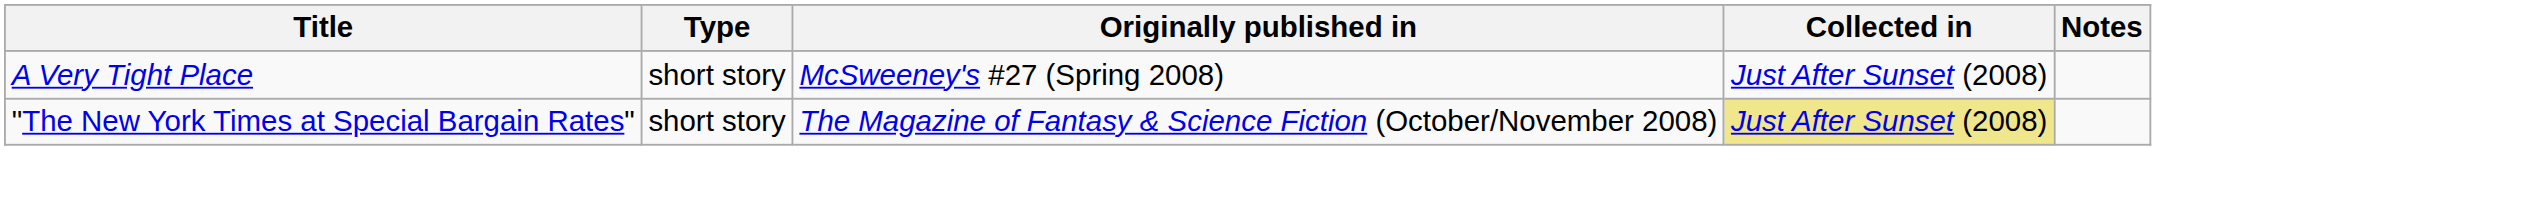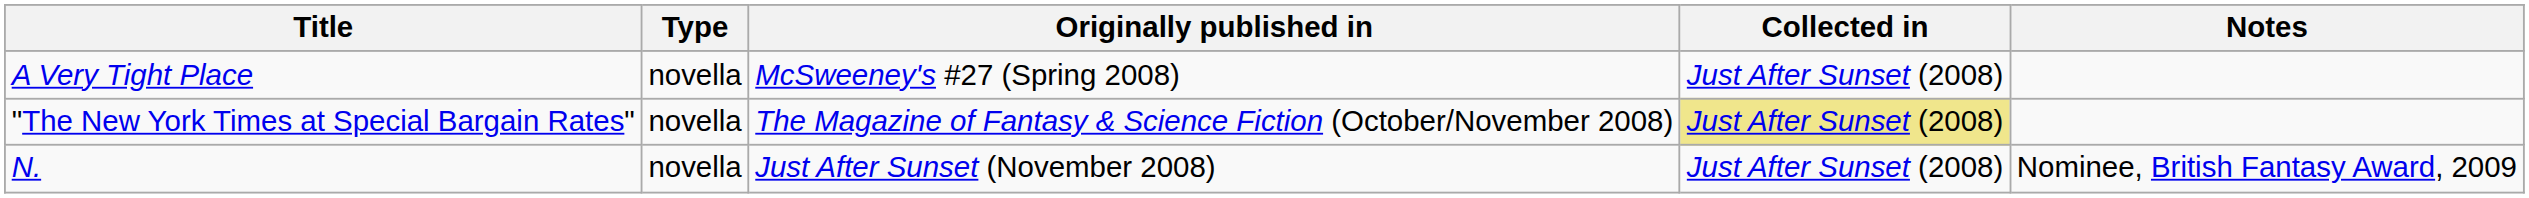(717, 74) short story -> (695, 74) novella
(717, 121) short story -> (695, 121) novella
+ row: (26, 167)
